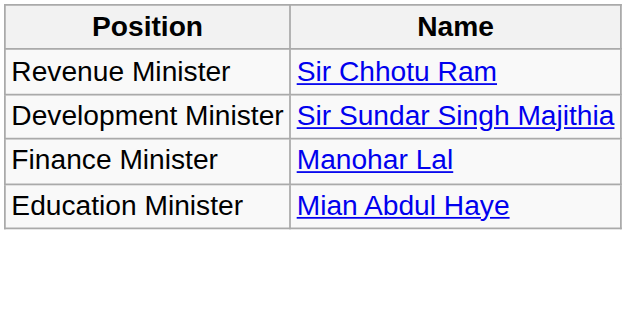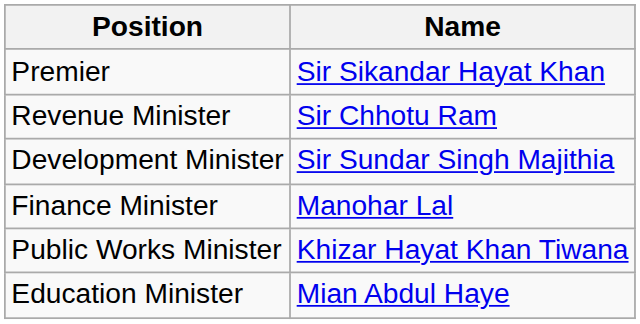+ row: (61, 71)
+ row: (146, 250)
